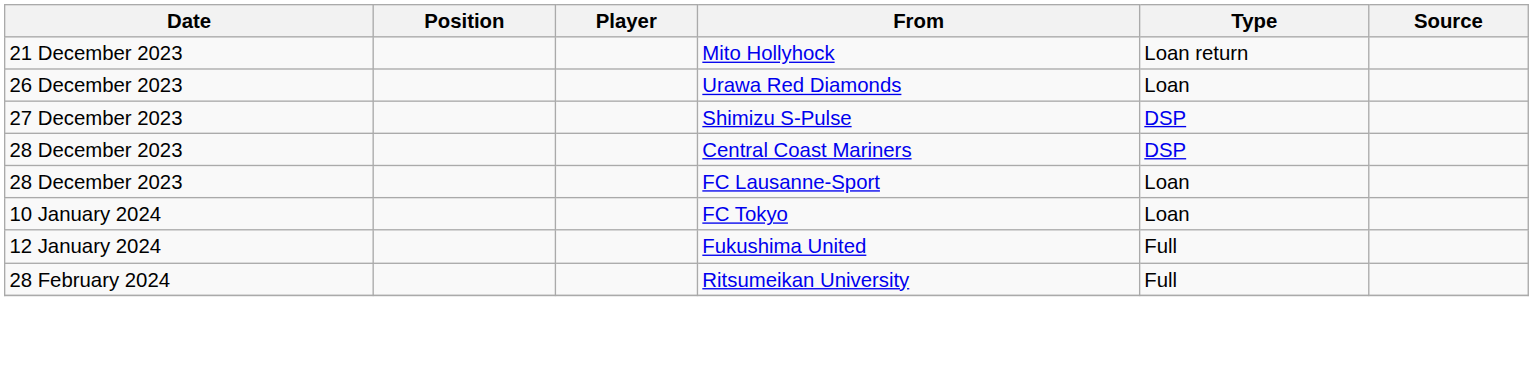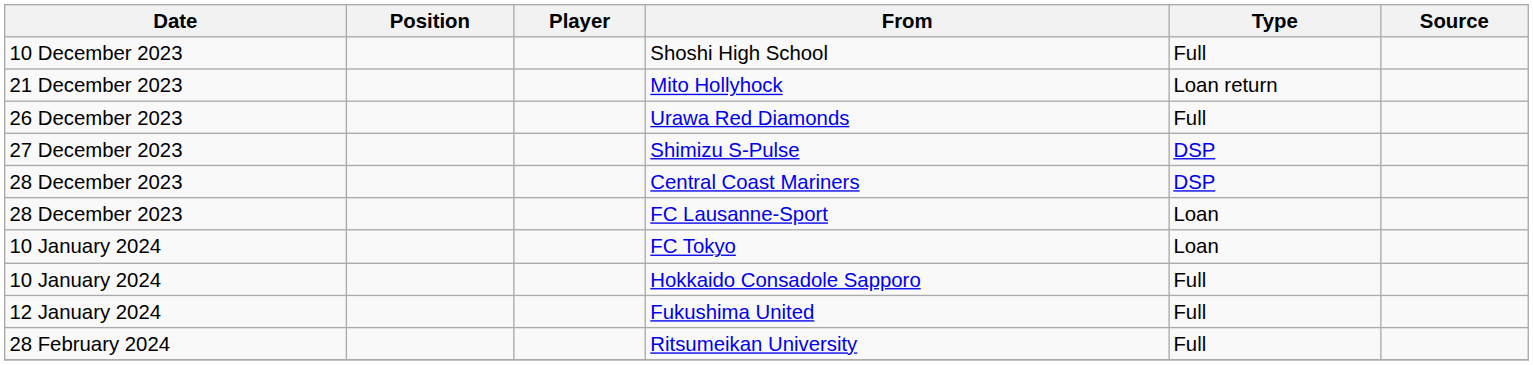+ row: (739, 53)
(1167, 85) Loan -> (1190, 118) Full
+ row: (786, 279)
